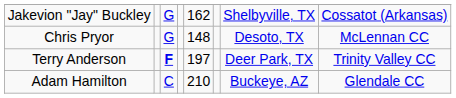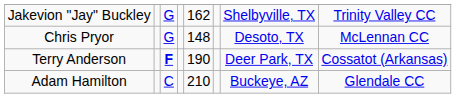(384, 15) Cossatot (Arkansas) -> (384, 15) Trinity Valley CC
(199, 59) 197 -> (199, 59) 190
(384, 59) Trinity Valley CC -> (384, 59) Cossatot (Arkansas)
